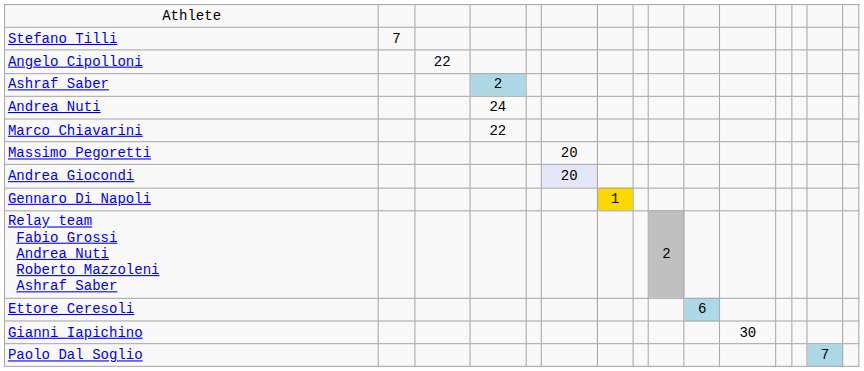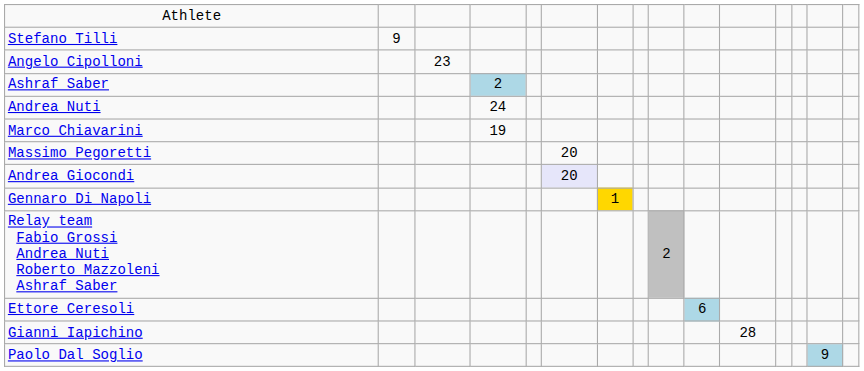(397, 39) 7 -> (397, 39) 9
(442, 62) 22 -> (442, 62) 23
(498, 130) 22 -> (498, 130) 19
(748, 332) 30 -> (748, 332) 28
(825, 355) 7 -> (825, 355) 9
